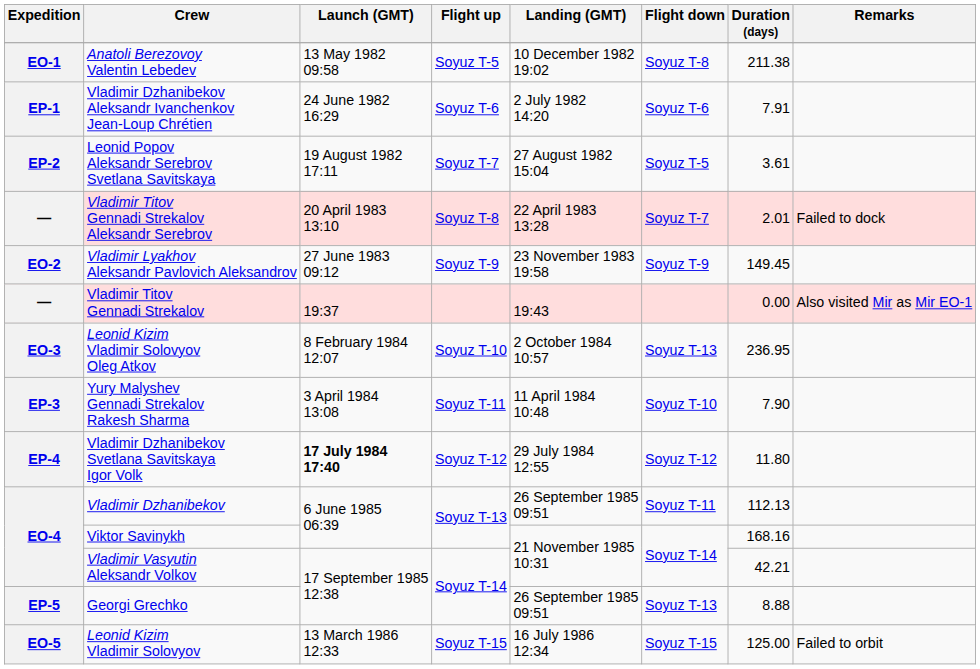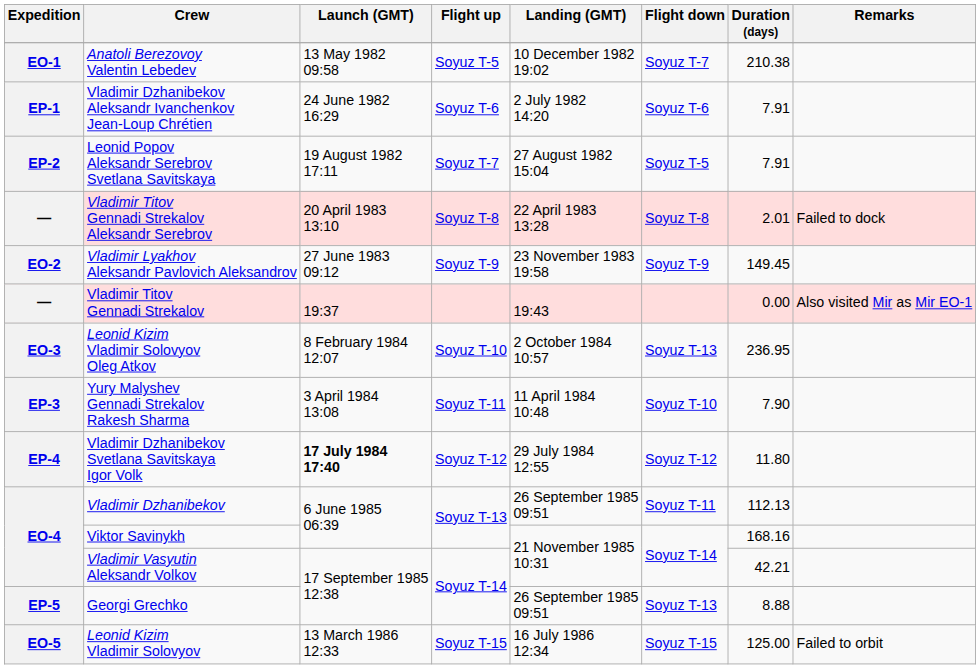(677, 62) Soyuz T-8 -> (677, 62) Soyuz T-7
(769, 62) 211.38 -> (768, 62) 210.38
(776, 163) 3.61 -> (776, 163) 7.91
(677, 218) Soyuz T-7 -> (677, 218) Soyuz T-8
